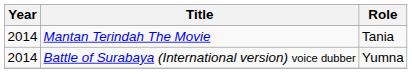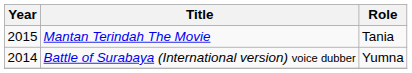(22, 36) 2014 -> (22, 36) 2015
